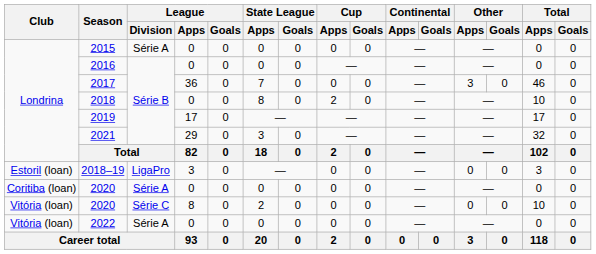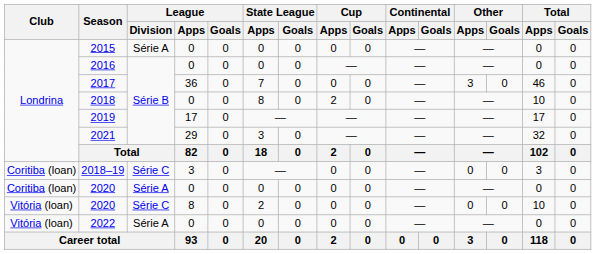(42, 170) Estoril (loan) -> (42, 170) Coritiba (loan)
(151, 170) LigaPro -> (151, 170) Série C
